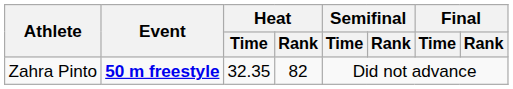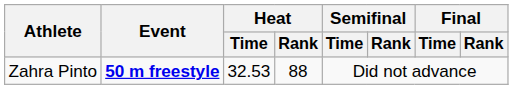(249, 71) 32.35 -> (249, 71) 32.53
(298, 71) 82 -> (298, 71) 88
